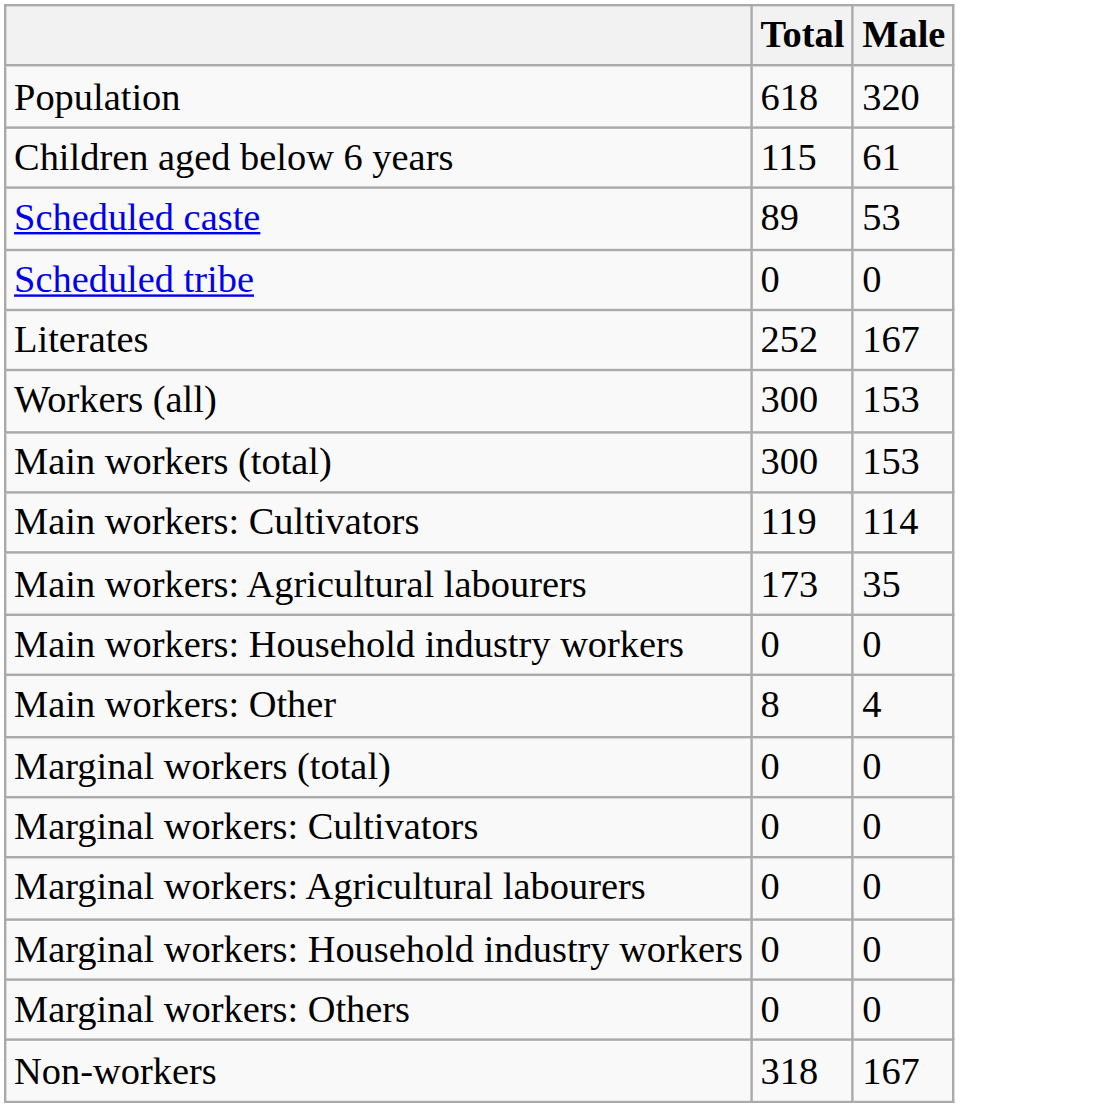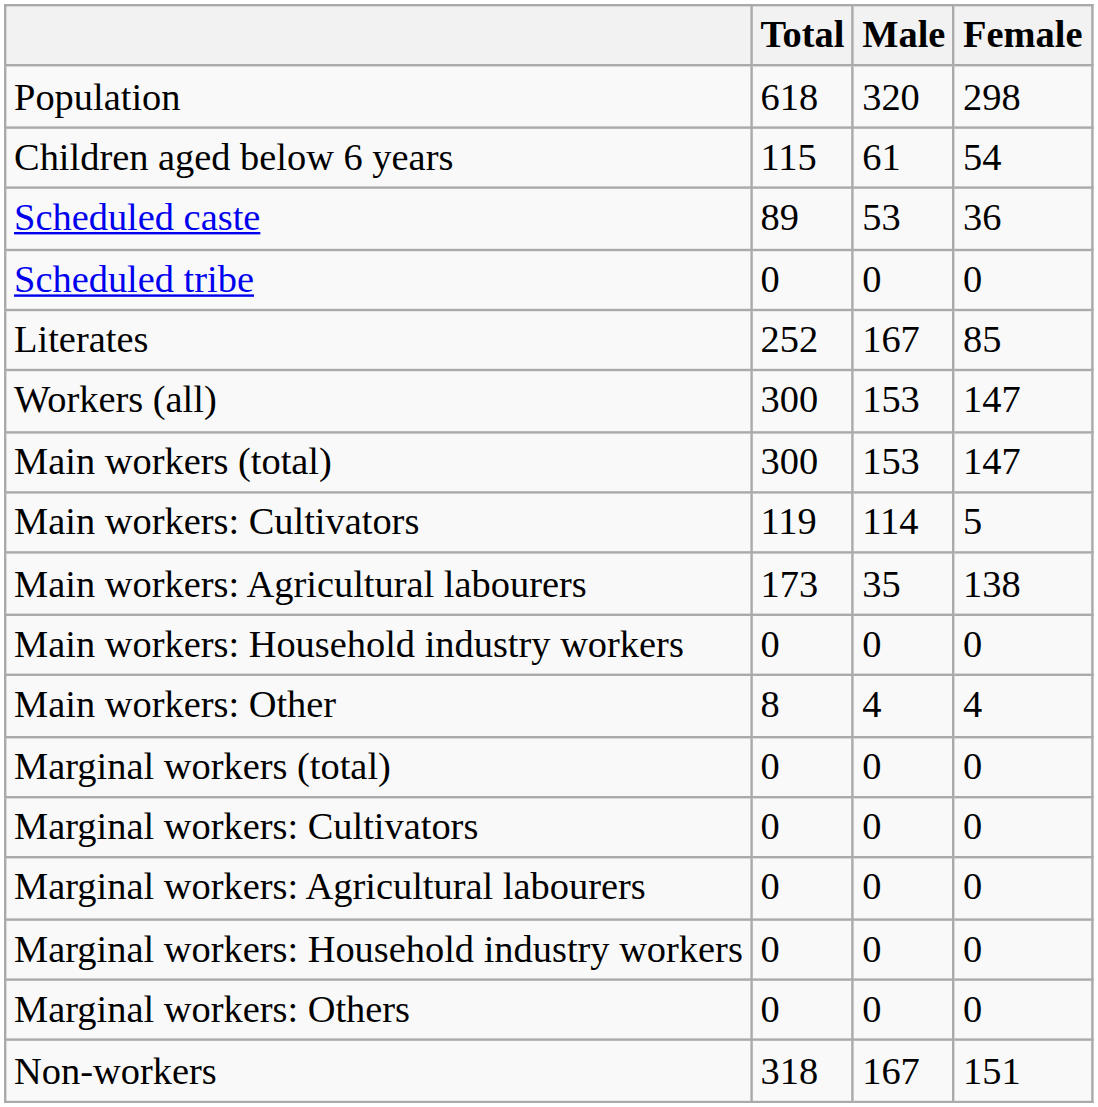+ column: (1023, 34)
